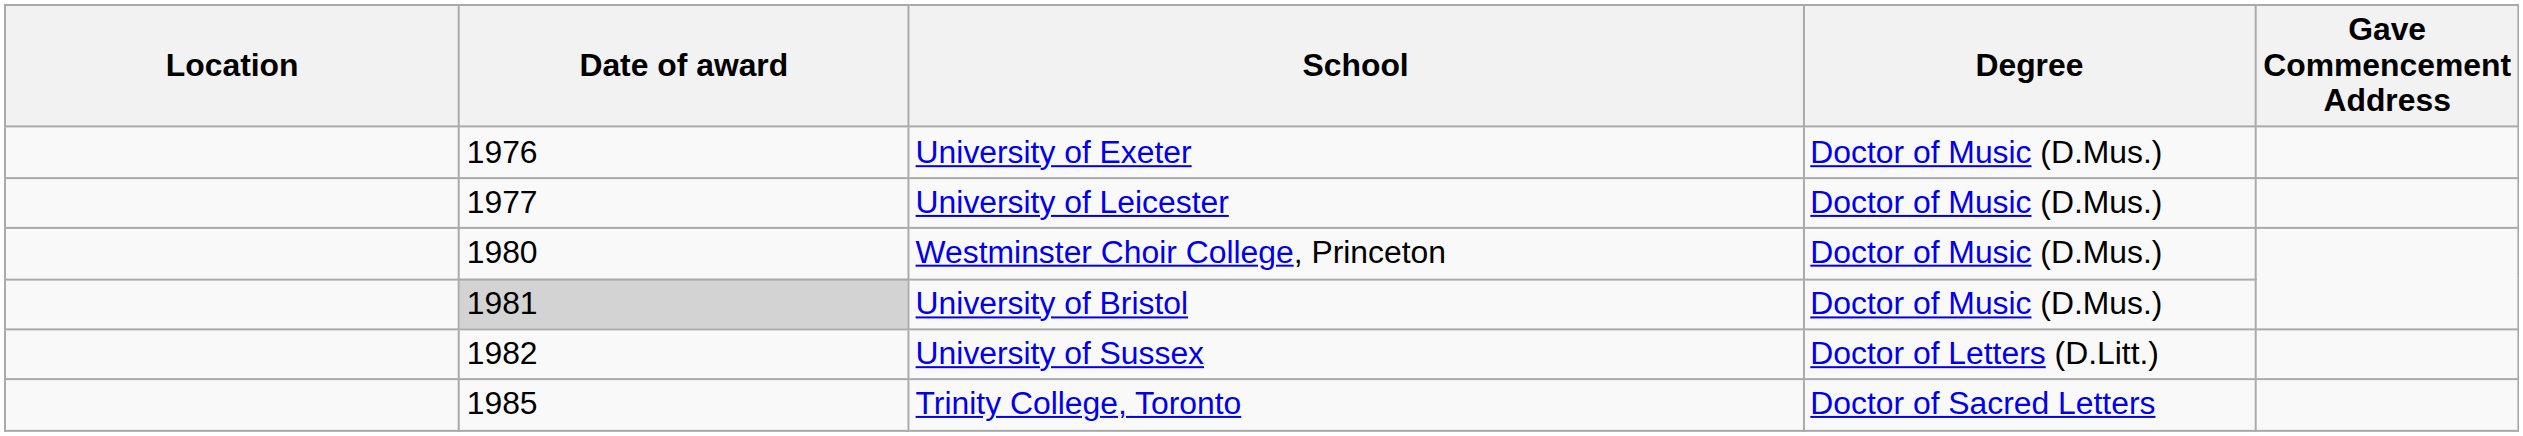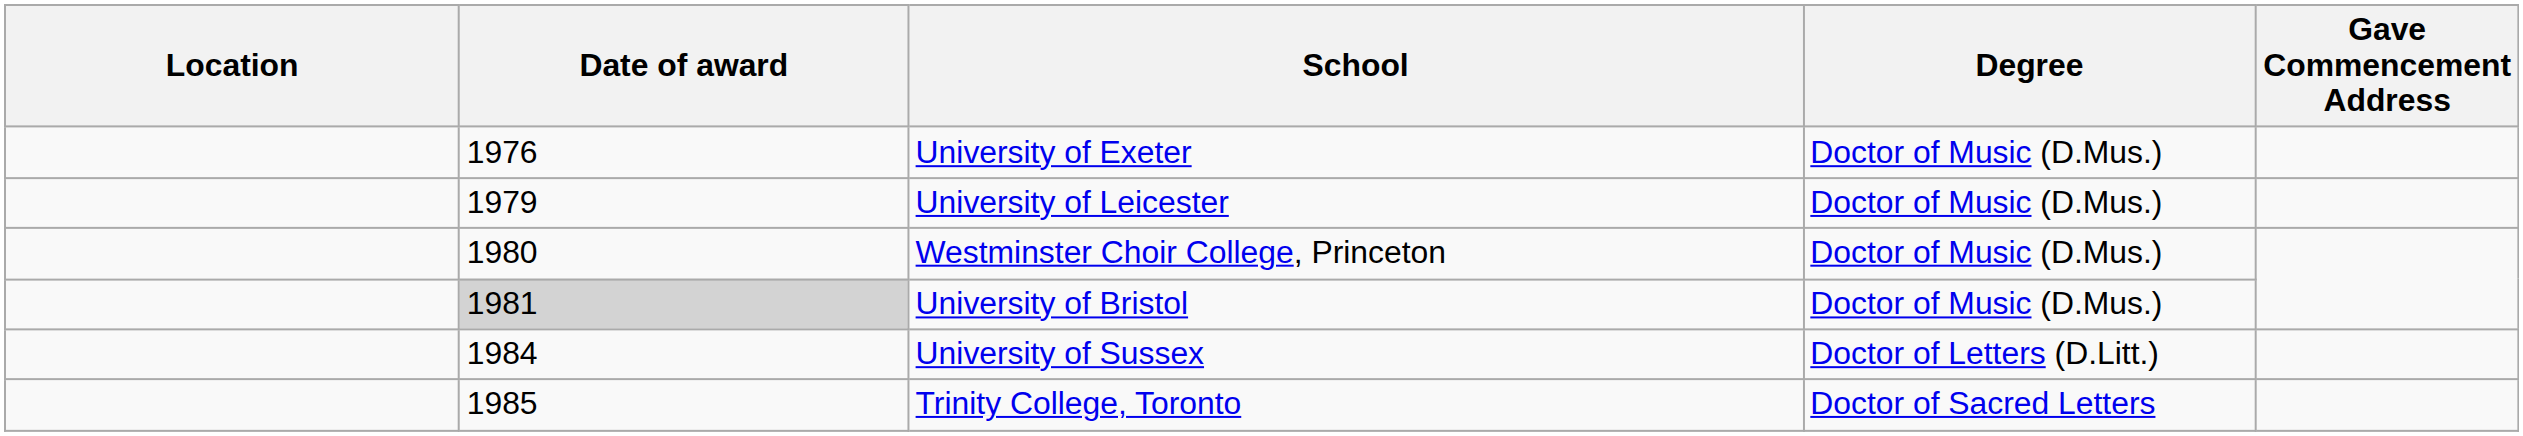(502, 202) 1977 -> (502, 202) 1979
(502, 353) 1982 -> (502, 353) 1984
